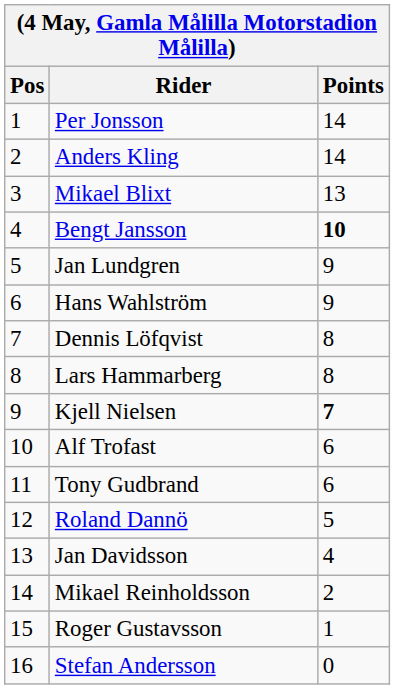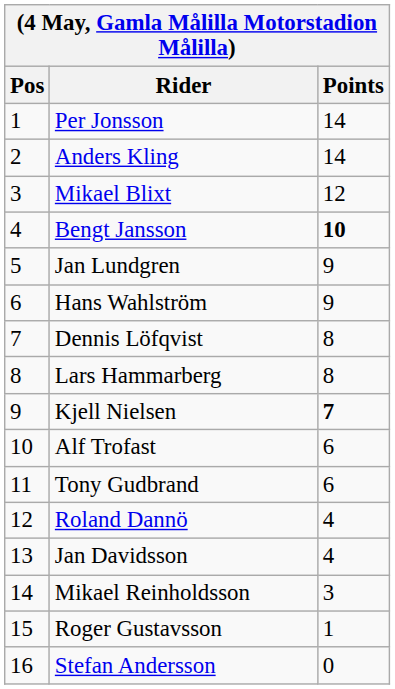(334, 193) 13 -> (334, 193) 12
(329, 520) 5 -> (329, 520) 4
(329, 592) 2 -> (329, 592) 3
